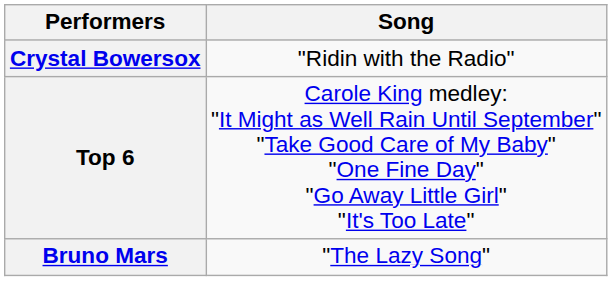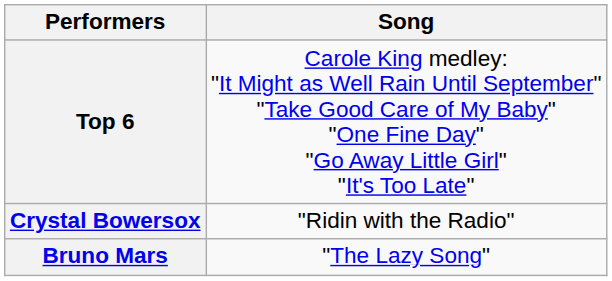rows swapped: (105, 157) <-> (105, 58)
